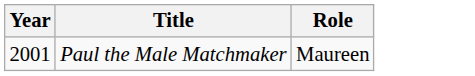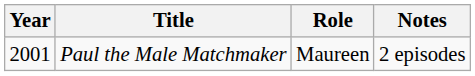+ column: (422, 20)
